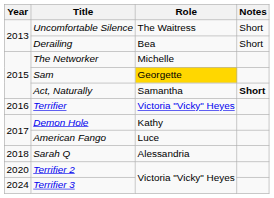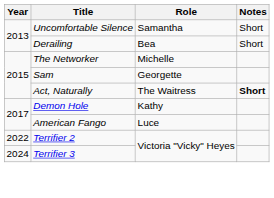(167, 28) The Waitress -> (160, 28) Samantha
(160, 75) gold background -> (160, 75) no background
(160, 91) Samantha -> (167, 91) The Waitress
- row: (50, 106)
- row: (52, 153)
(18, 169) 2020 -> (18, 138) 2022
